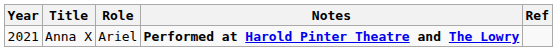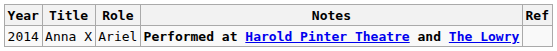(23, 36) 2021 -> (23, 36) 2014
